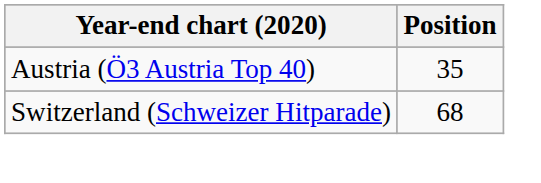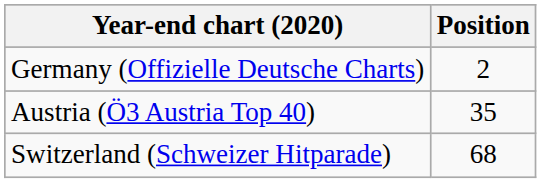+ row: (218, 68)
